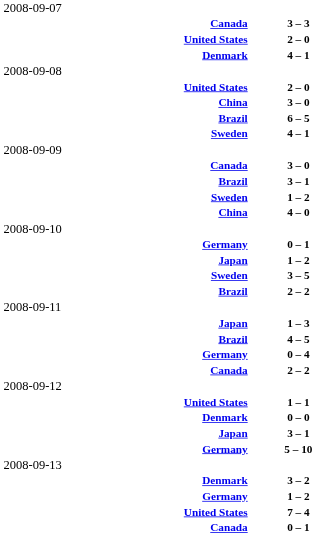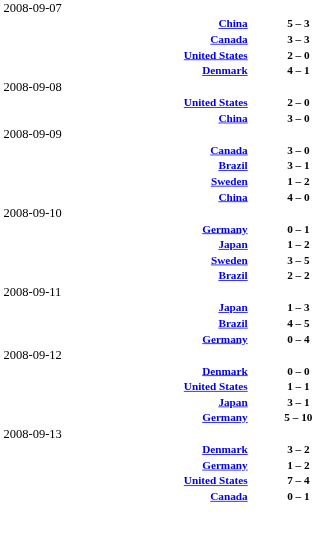+ row: (233, 24)
- row: (233, 118)
- row: (229, 133)
- row: (229, 370)
rows swapped: (216, 402) <-> (225, 417)
